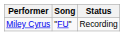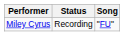columns swapped: (65, 11) <-> (99, 11)
